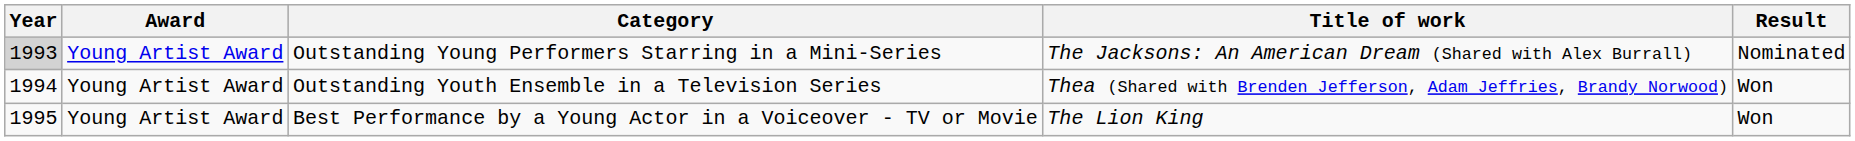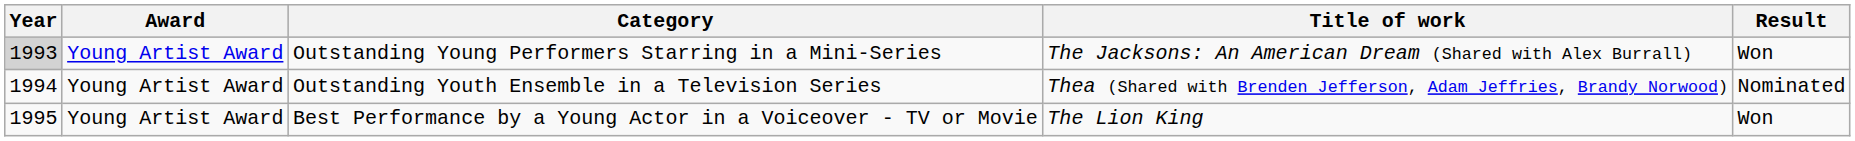(1792, 54) Nominated -> (1756, 54) Won
(1756, 86) Won -> (1792, 86) Nominated
